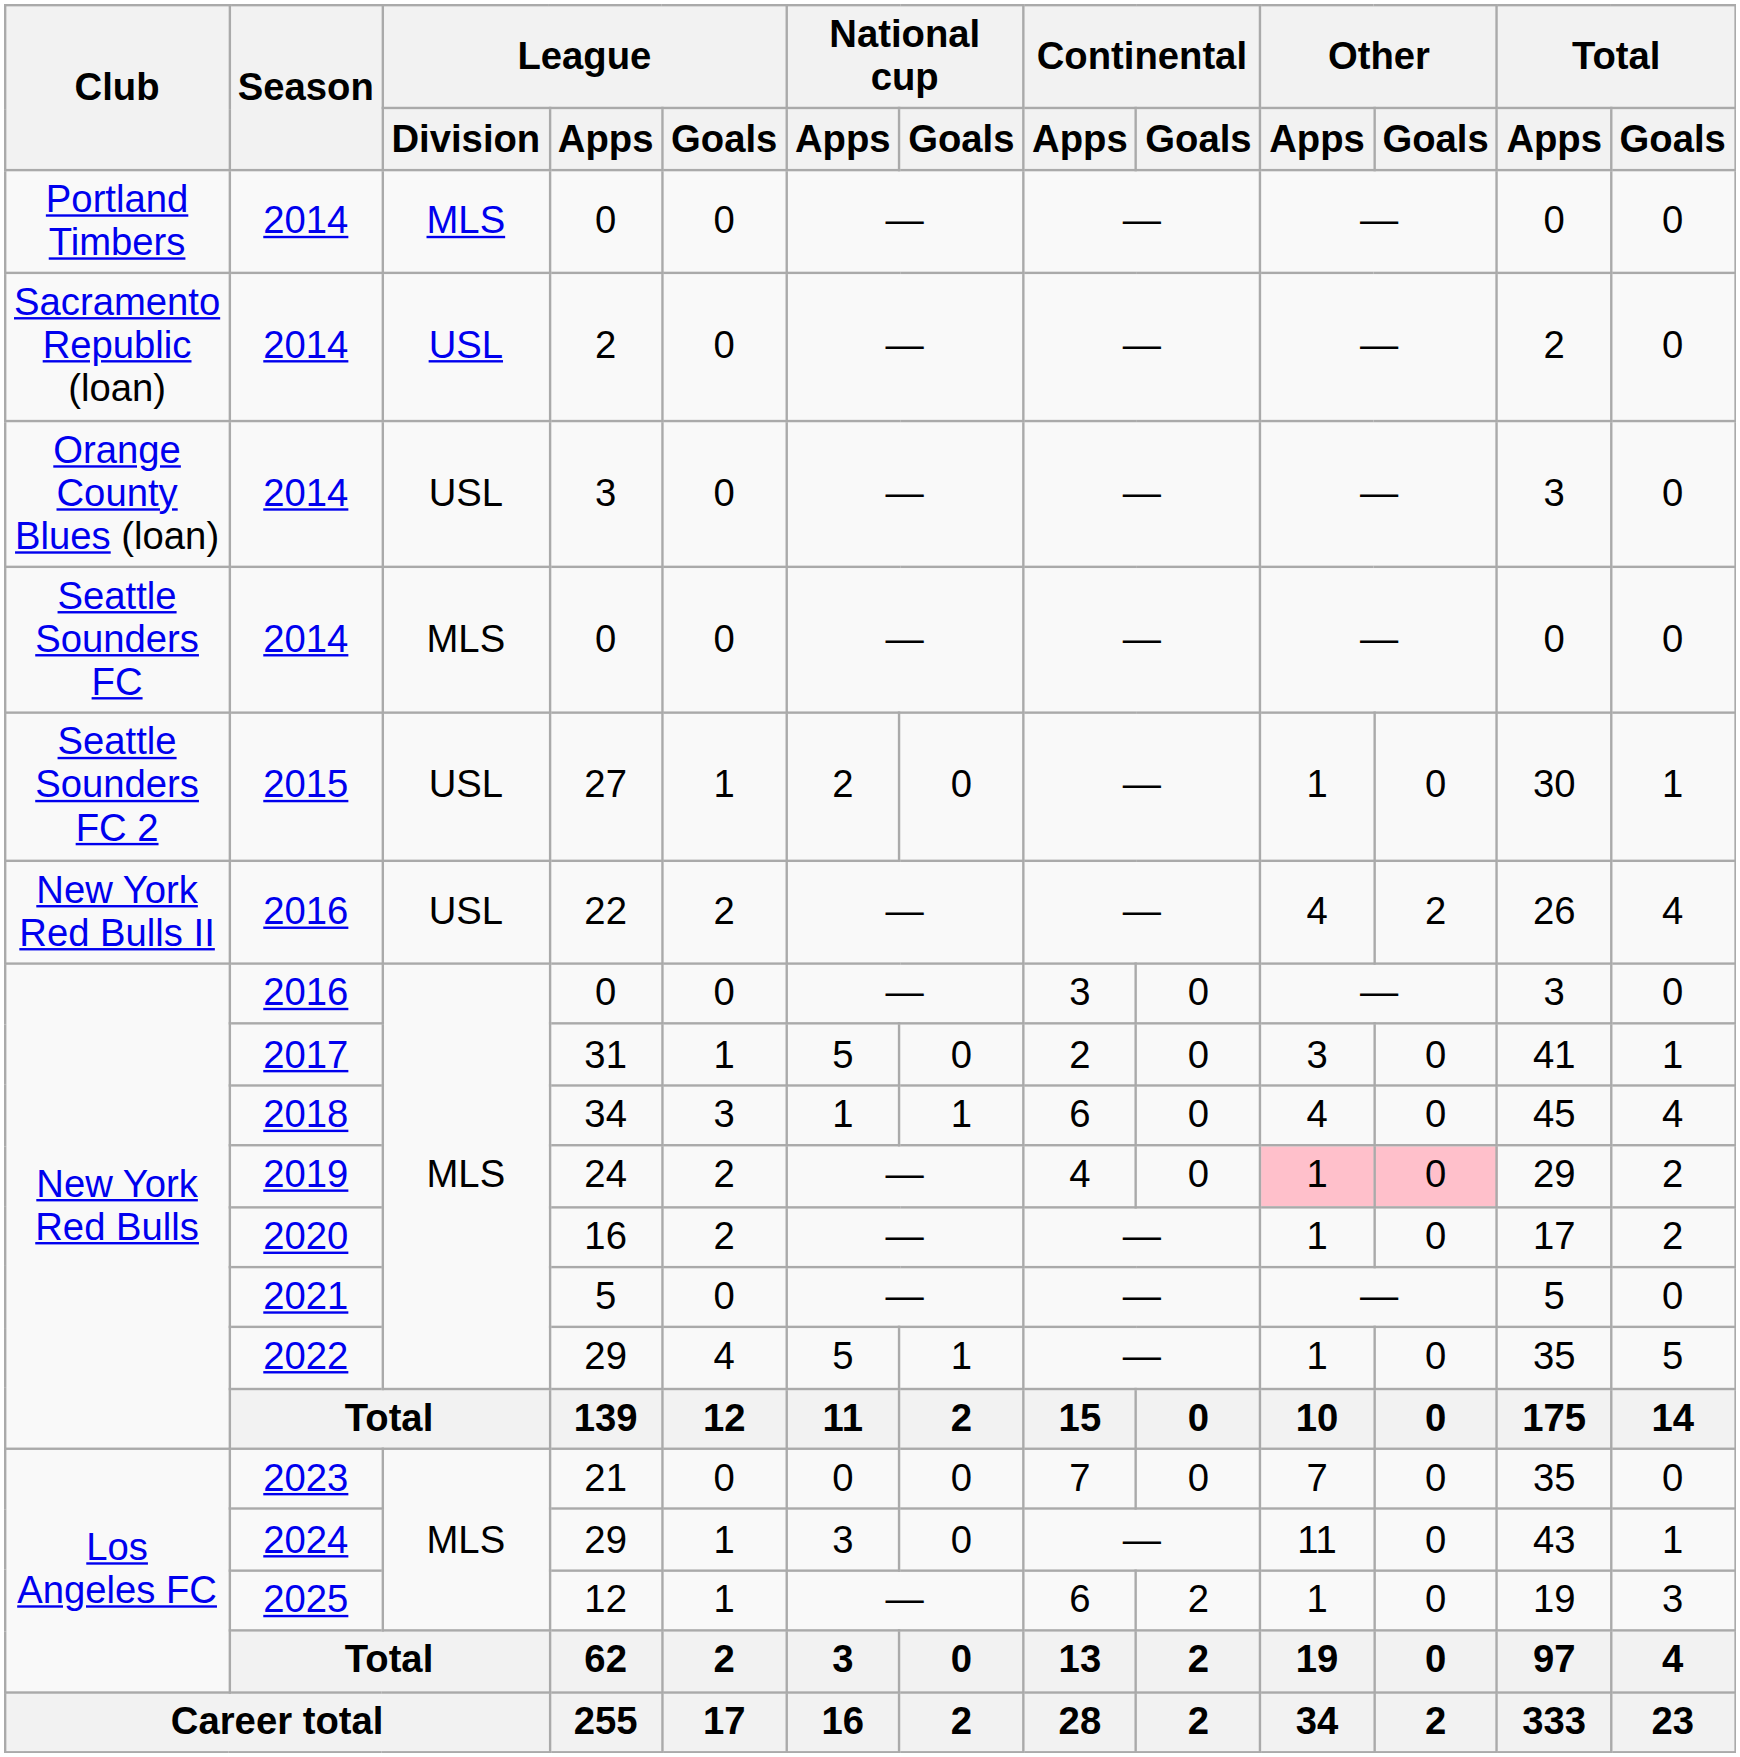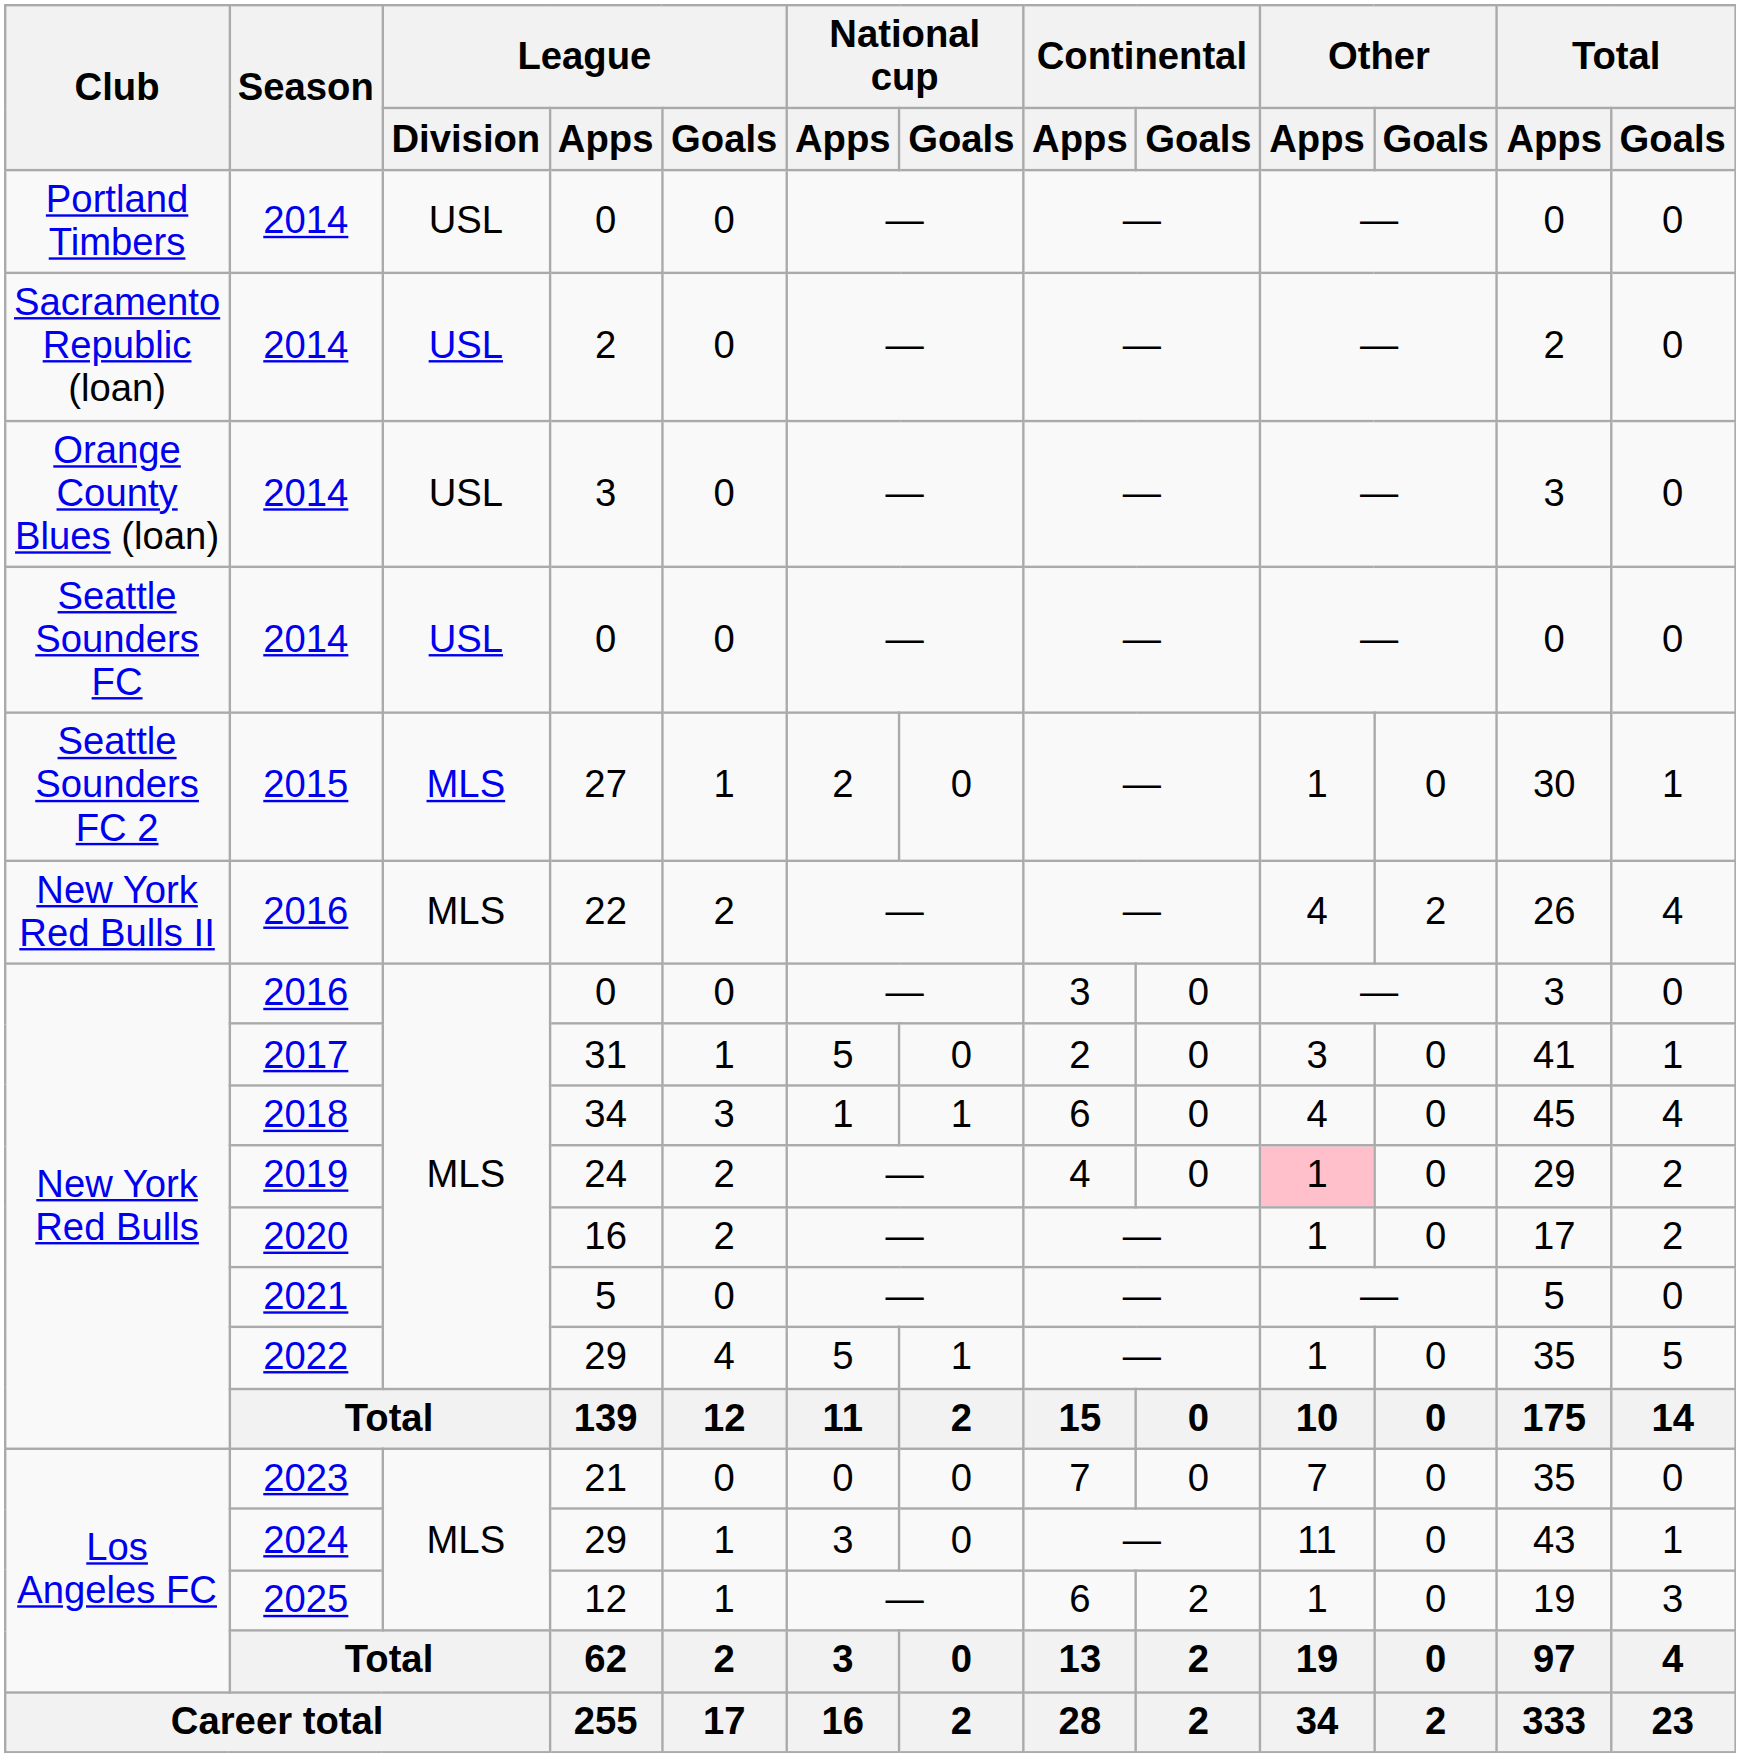(466, 220) MLS -> (466, 220) USL
(466, 639) MLS -> (466, 639) USL
(466, 785) USL -> (466, 785) MLS
(466, 911) USL -> (466, 911) MLS
(1436, 1175) pink background -> (1436, 1175) no background
